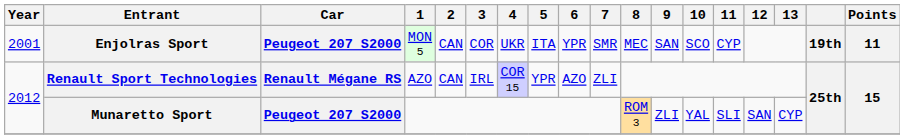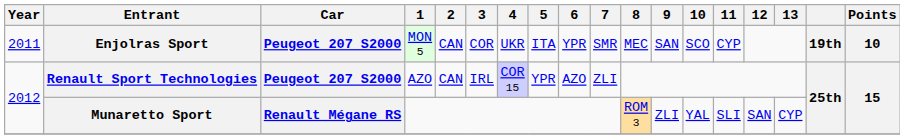(24, 44) 2001 -> (24, 44) 2011
(872, 44) 11 -> (872, 44) 10
(333, 80) Renault Mégane RS -> (333, 80) Peugeot 207 S2000
(333, 116) Peugeot 207 S2000 -> (333, 116) Renault Mégane RS
